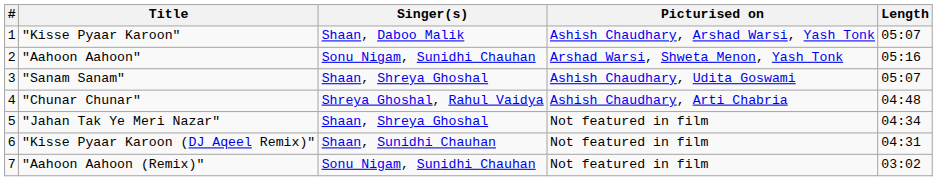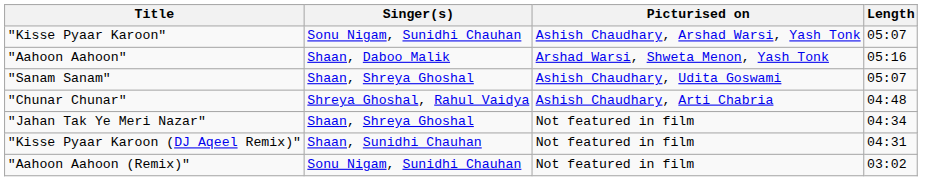- column: (12, 16)
(393, 37) Shaan, Daboo Malik -> (414, 37) Sonu Nigam, Sunidhi Chauhan
(429, 58) Sonu Nigam, Sunidhi Chauhan -> (379, 58) Shaan, Daboo Malik
